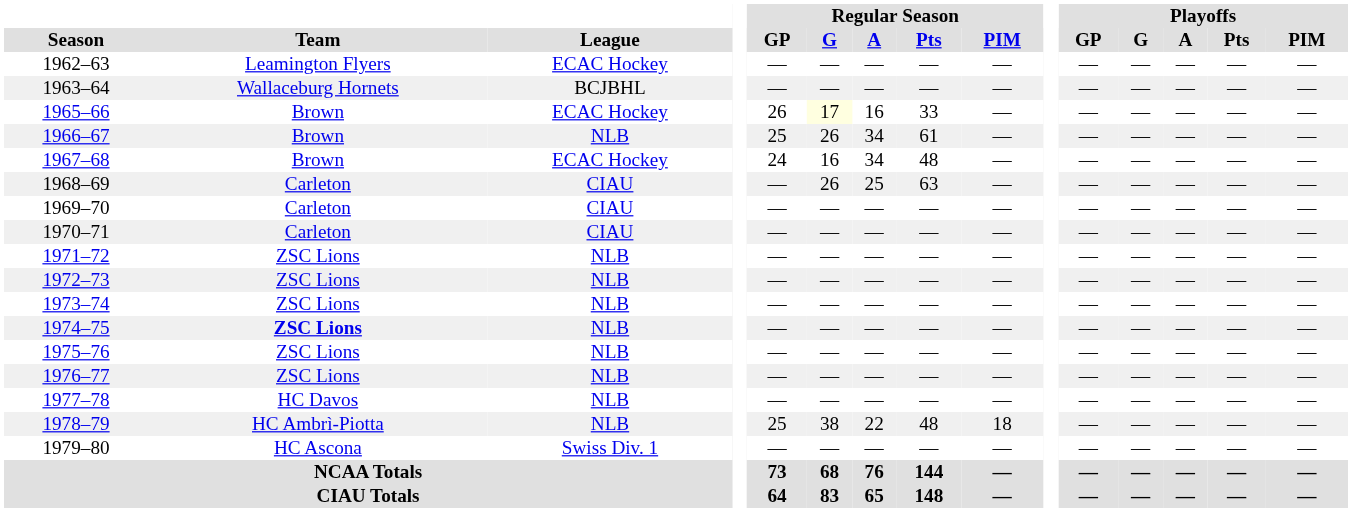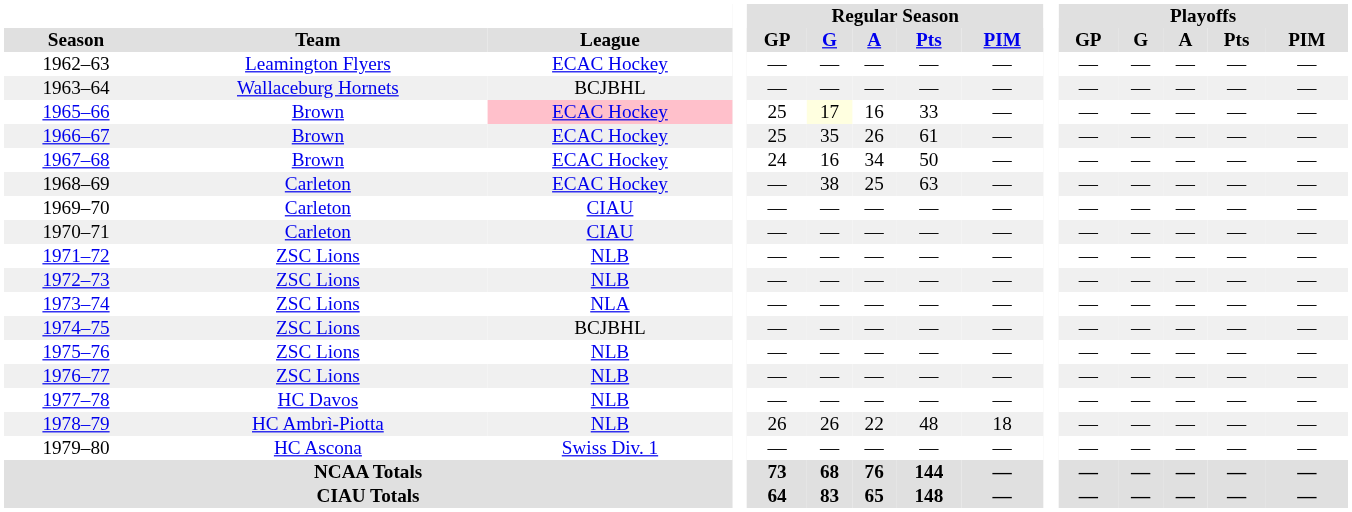(610, 111) no background -> (610, 111) pink background
(777, 111) 26 -> (777, 111) 25
(610, 135) NLB -> (610, 135) ECAC Hockey
(830, 135) 26 -> (830, 135) 35
(874, 135) 34 -> (874, 135) 26
(929, 159) 48 -> (929, 159) 50
(610, 183) CIAU -> (610, 183) ECAC Hockey
(830, 183) 26 -> (830, 183) 38
(610, 303) NLB -> (610, 303) NLA
(318, 327) bold -> (318, 327) normal
(610, 327) NLB -> (610, 327) BCJBHL
(777, 423) 25 -> (777, 423) 26
(830, 423) 38 -> (830, 423) 26
